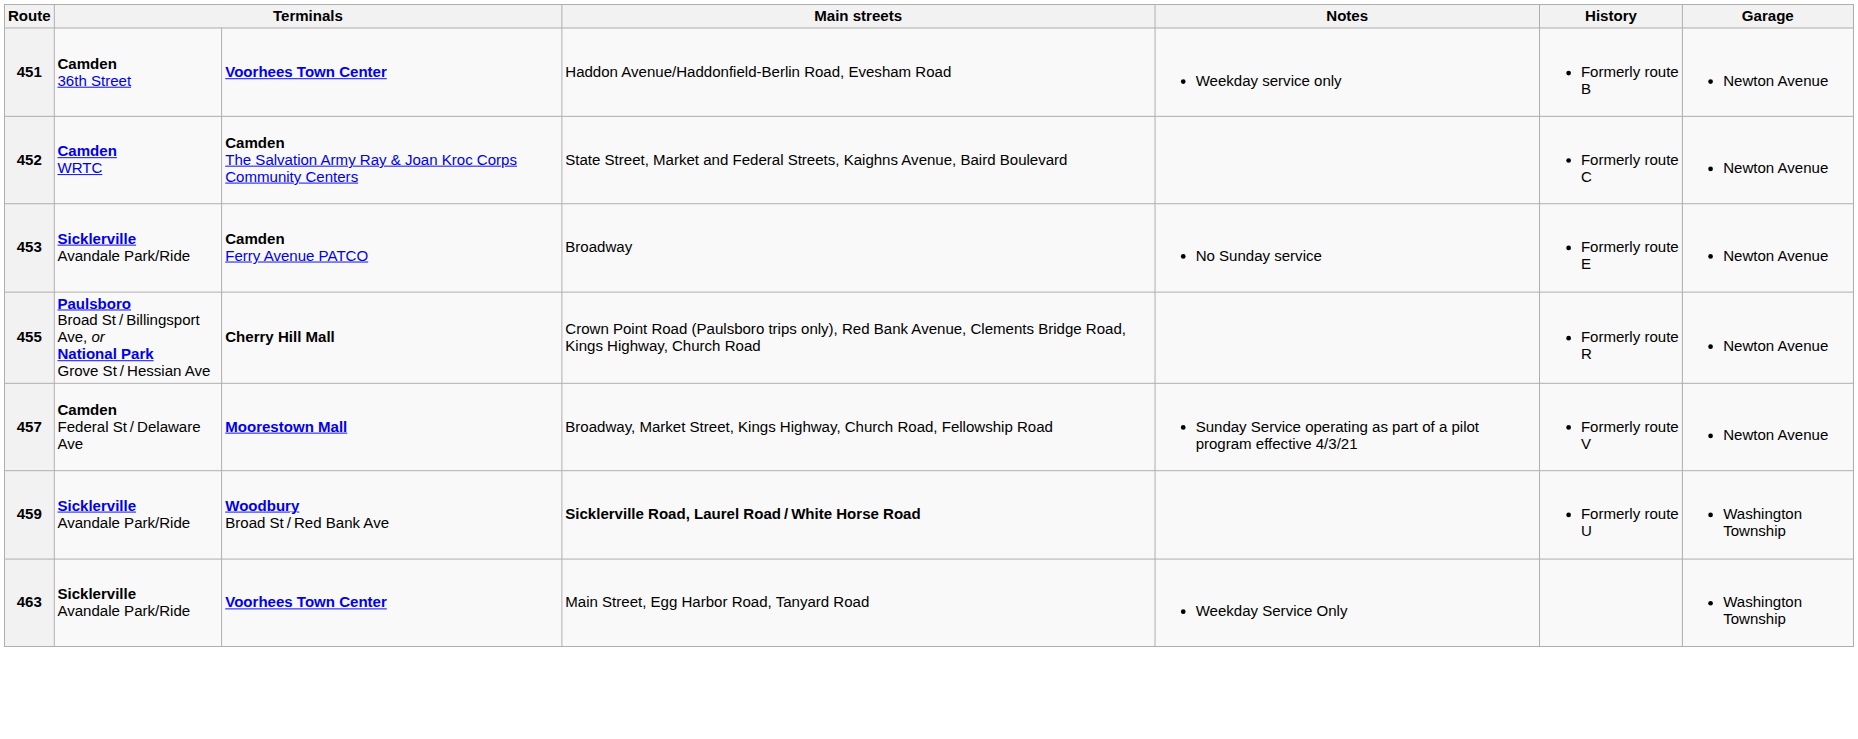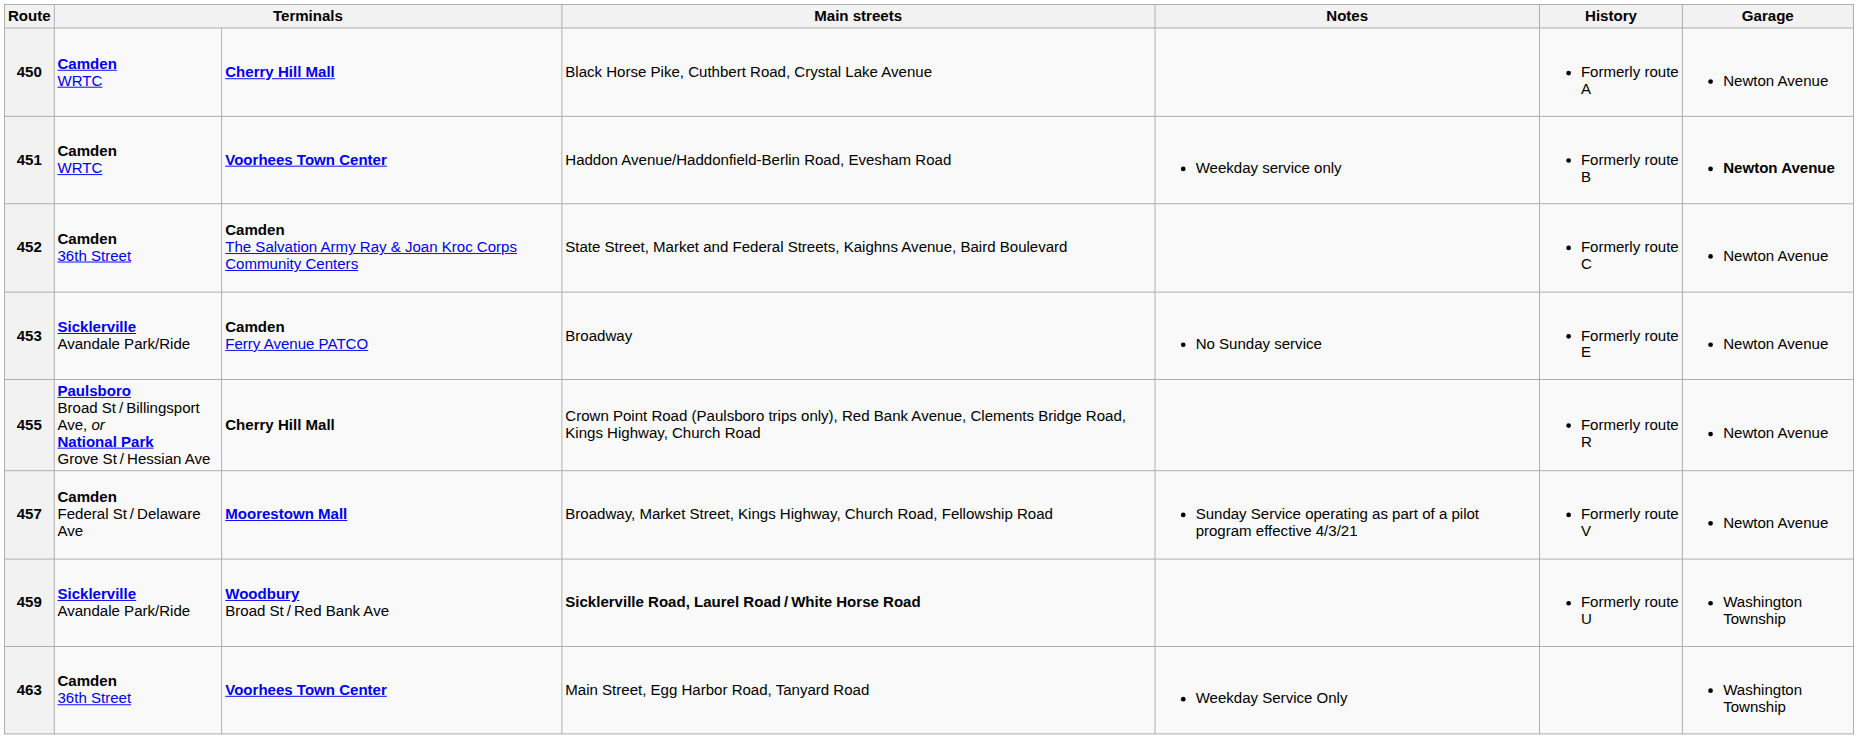+ row: (29, 72)
(94, 72) Camden 36th Street -> (87, 160) Camden WRTC
(1768, 81) normal -> (1768, 168) bold
(87, 160) Camden WRTC -> (94, 247) Camden 36th Street
(124, 602) Sicklerville Avandale Park/Ride -> (94, 690) Camden 36th Street
